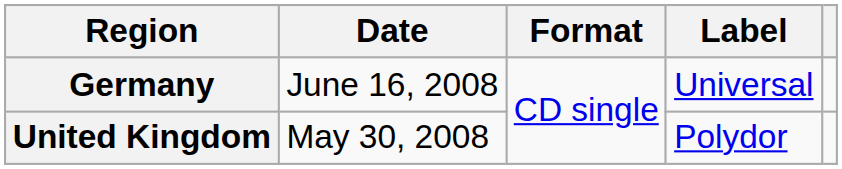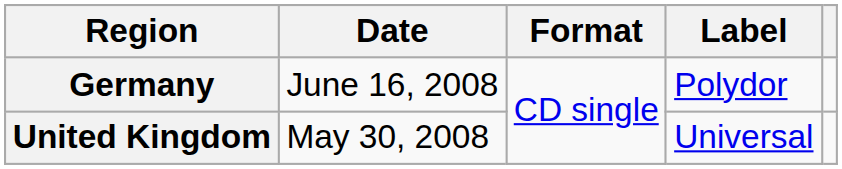(744, 84) Universal -> (731, 84) Polydor
(731, 137) Polydor -> (744, 137) Universal
